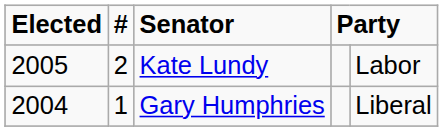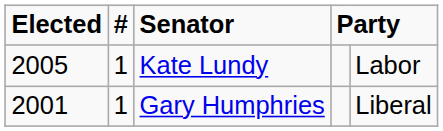(121, 65) 2 -> (121, 65) 1
(40, 105) 2004 -> (40, 105) 2001
